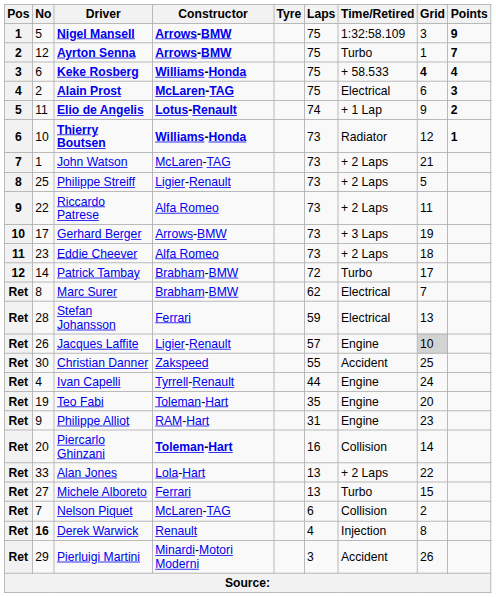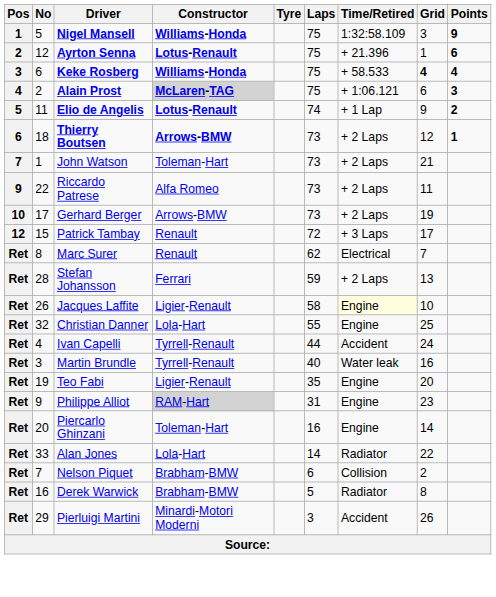(193, 33) Arrows-BMW -> (201, 33) Williams-Honda
(193, 53) Arrows-BMW -> (196, 53) Lotus-Renault
(357, 53) Turbo -> (365, 53) + 21.396
(454, 53) 7 -> (454, 53) 6
(195, 91) no background -> (195, 91) lightgrey background
(366, 91) Electrical -> (370, 91) + 1:06.121
(42, 137) 10 -> (42, 137) 18
(201, 137) Williams-Honda -> (193, 137) Arrows-BMW
(364, 137) Radiator -> (364, 137) + 2 Laps
(193, 163) McLaren-TAG -> (192, 163) Toleman-Hart
- row: (96, 182)
(364, 234) + 3 Laps -> (364, 215) + 2 Laps
- row: (97, 253)
(42, 272) 14 -> (42, 234) 15
(197, 272) Brabham-BMW -> (176, 234) Renault
(357, 272) Turbo -> (364, 234) + 3 Laps
(197, 292) Brabham-BMW -> (176, 253) Renault
(366, 318) Electrical -> (364, 279) + 2 Laps
(314, 344) 57 -> (314, 305) 58
(360, 344) no background -> (360, 305) lightyellow background
(427, 344) lightgrey background -> (427, 305) no background
(42, 363) 30 -> (42, 325) 32
(182, 363) Zakspeed -> (180, 325) Lola-Hart
(364, 363) Accident -> (360, 325) Engine
(360, 382) Engine -> (364, 344) Accident
+ row: (97, 363)
(192, 402) Toleman-Hart -> (193, 382) Ligier-Renault
(182, 421) no background -> (182, 402) lightgrey background
(194, 447) bold -> (192, 428) normal
(364, 447) Collision -> (360, 428) Engine
(314, 473) 13 -> (314, 454) 14
(364, 473) + 2 Laps -> (364, 454) Radiator
- row: (102, 492)
(193, 511) McLaren-TAG -> (197, 473) Brabham-BMW
(42, 531) bold -> (42, 492) normal
(176, 531) Renault -> (197, 492) Brabham-BMW
(310, 531) 4 -> (310, 492) 5
(364, 531) Injection -> (364, 492) Radiator
